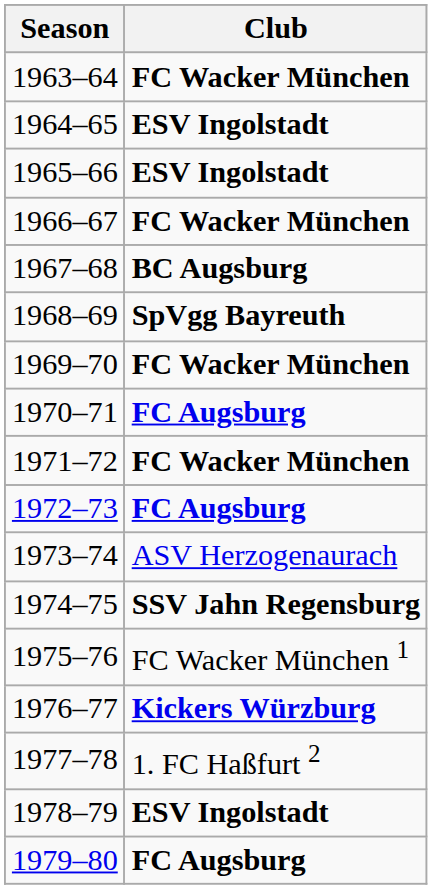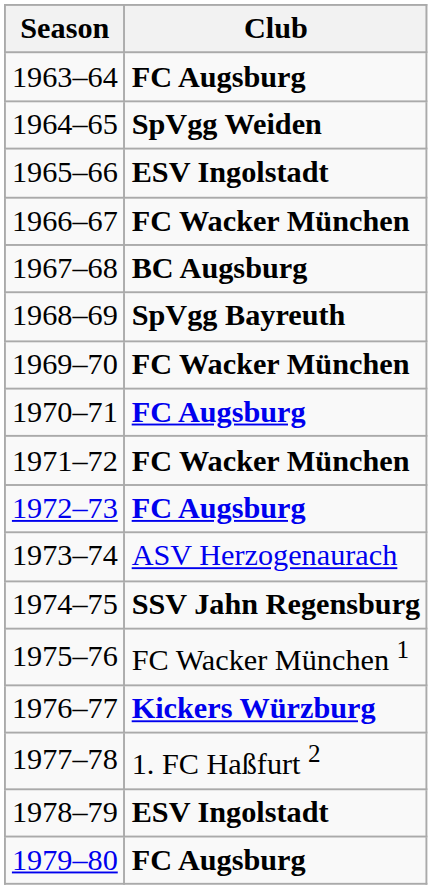(271, 76) FC Wacker München -> (219, 76) FC Augsburg
(230, 124) ESV Ingolstadt -> (227, 124) SpVgg Weiden
